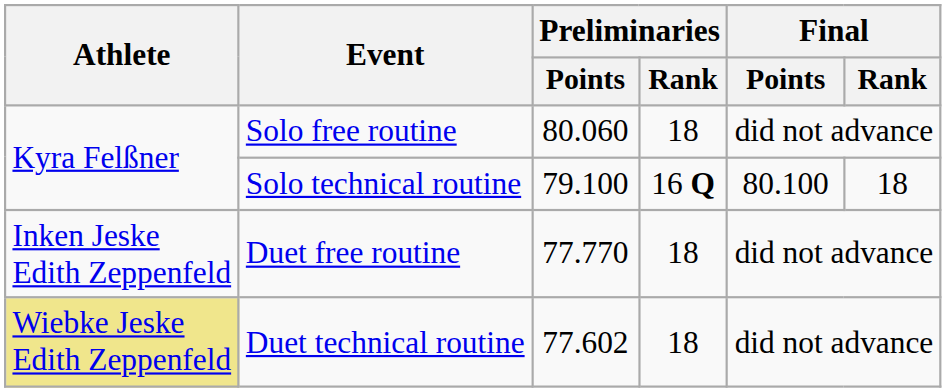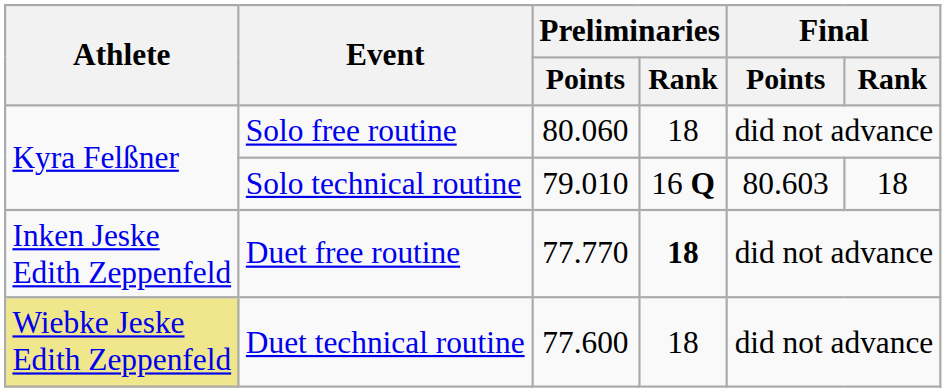(585, 183) 79.100 -> (585, 183) 79.010
(786, 183) 80.100 -> (786, 183) 80.603
(683, 253) normal -> (683, 253) bold
(585, 342) 77.602 -> (585, 342) 77.600
